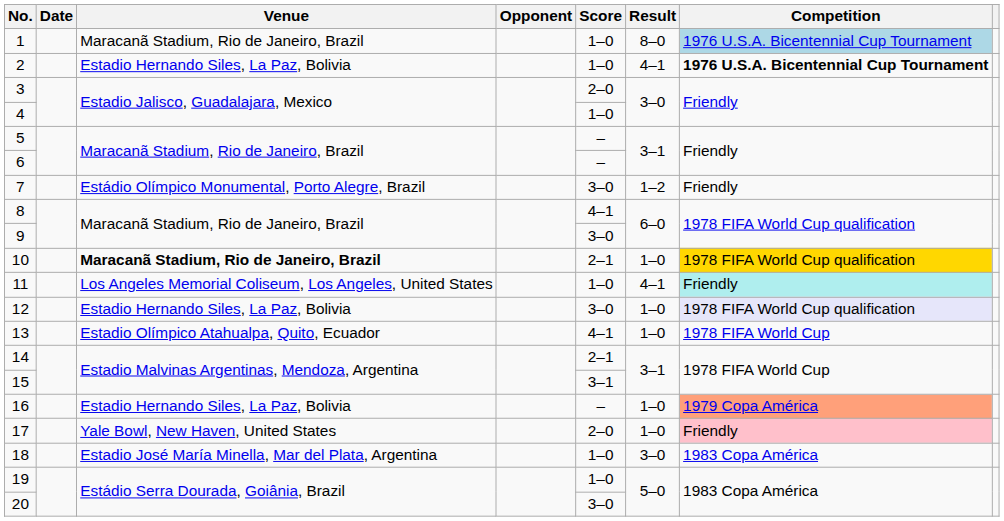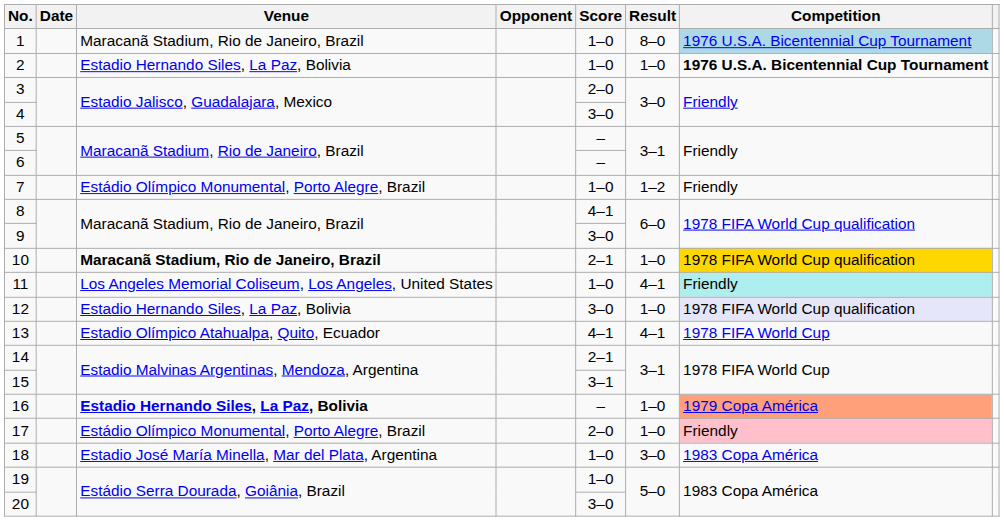(653, 65) 4–1 -> (653, 65) 1–0
(601, 114) 1–0 -> (601, 114) 3–0
(601, 187) 3–0 -> (601, 187) 1–0
(653, 333) 1–0 -> (653, 333) 4–1
(216, 406) normal -> (224, 406) bold
(208, 430) Yale Bowl, New Haven, United States -> (253, 430) Estádio Olímpico Monumental, Porto Alegre, Brazil
